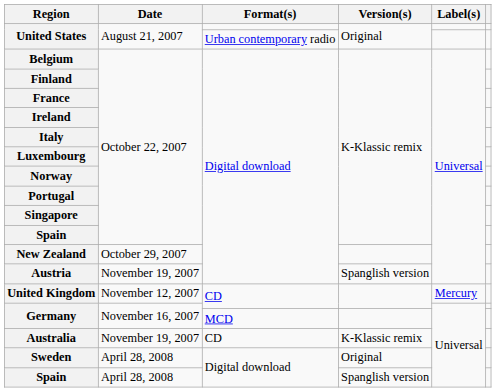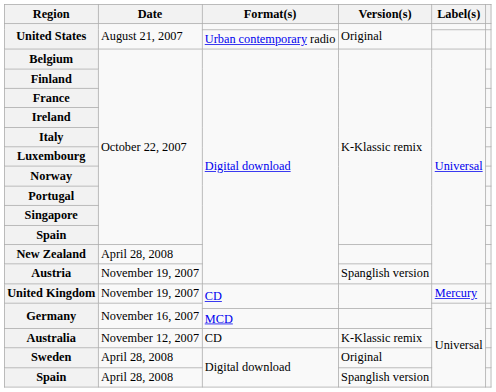(144, 254) October 29, 2007 -> (137, 254) April 28, 2008
(150, 293) November 12, 2007 -> (150, 293) November 19, 2007
(150, 338) November 19, 2007 -> (150, 338) November 12, 2007
